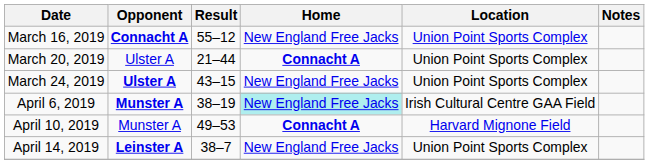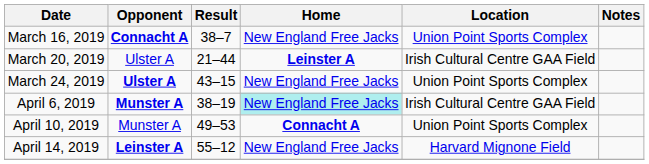(216, 37) 55–12 -> (216, 37) 38–7
(321, 59) Connacht A -> (321, 59) Leinster A
(500, 59) Union Point Sports Complex -> (500, 59) Irish Cultural Centre GAA Field
(500, 125) Harvard Mignone Field -> (500, 125) Union Point Sports Complex
(216, 147) 38–7 -> (216, 147) 55–12
(500, 147) Union Point Sports Complex -> (500, 147) Harvard Mignone Field
